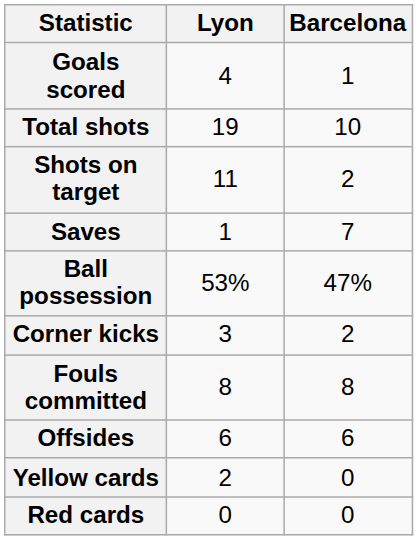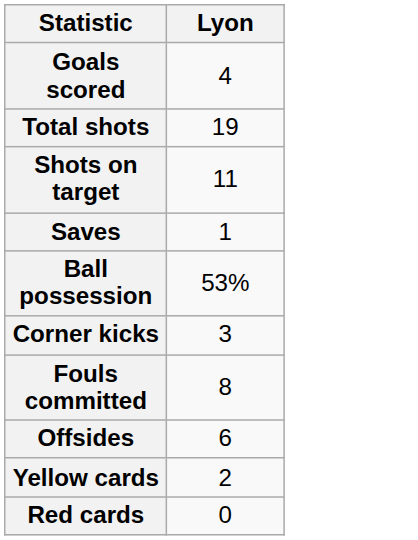- column: (348, 23)
